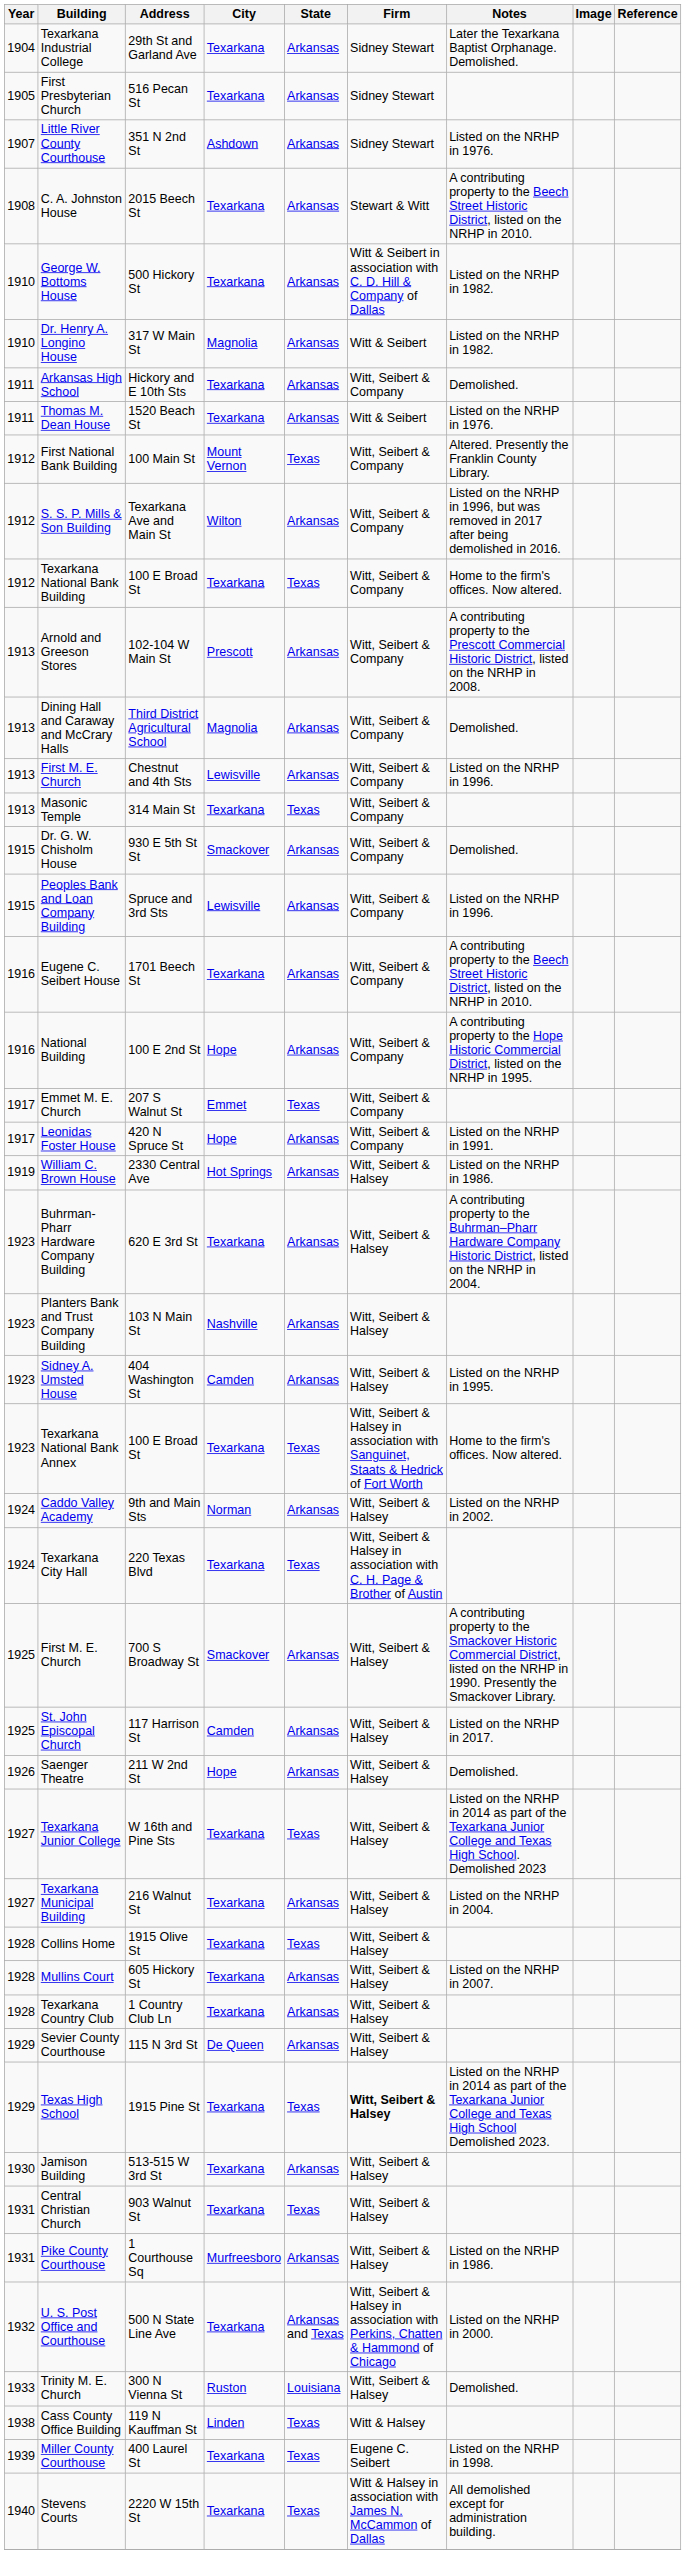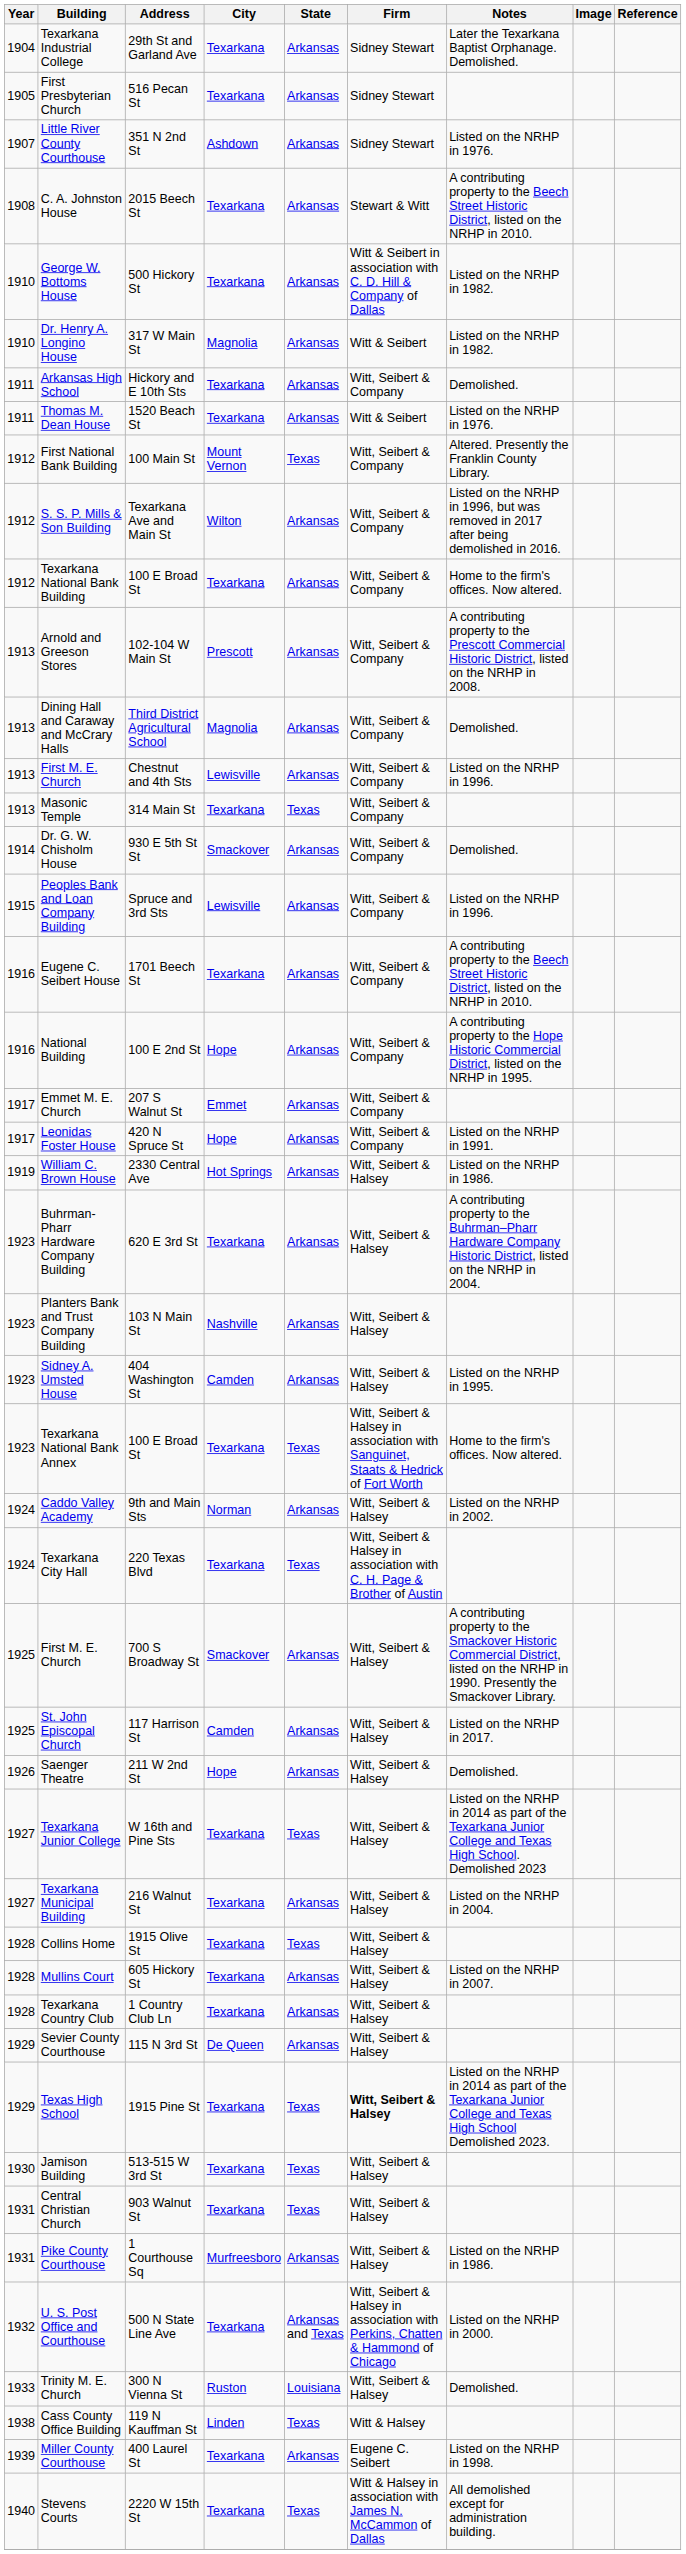(303, 583) Texas -> (313, 583) Arkansas
(21, 850) 1915 -> (21, 850) 1914
(303, 1105) Texas -> (313, 1105) Arkansas
(313, 2169) Arkansas -> (303, 2169) Texas
(303, 2456) Texas -> (313, 2456) Arkansas
